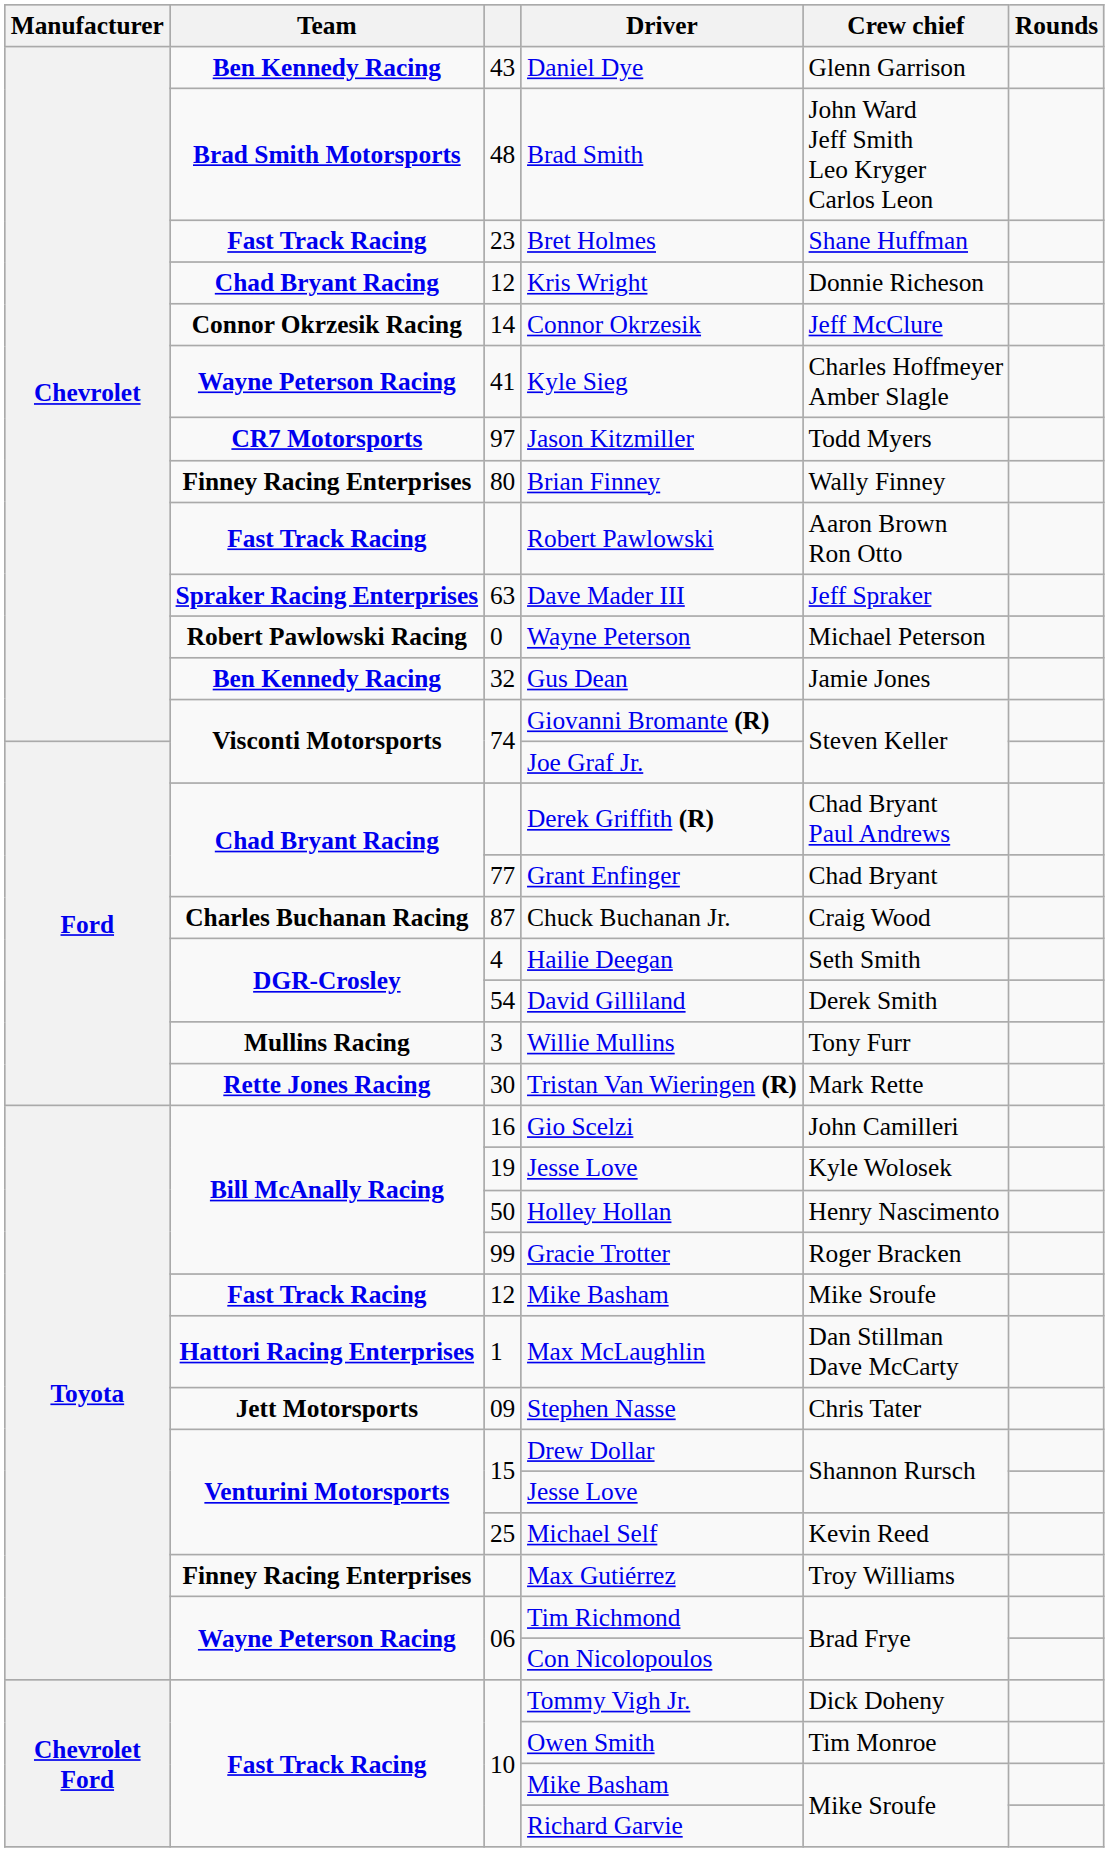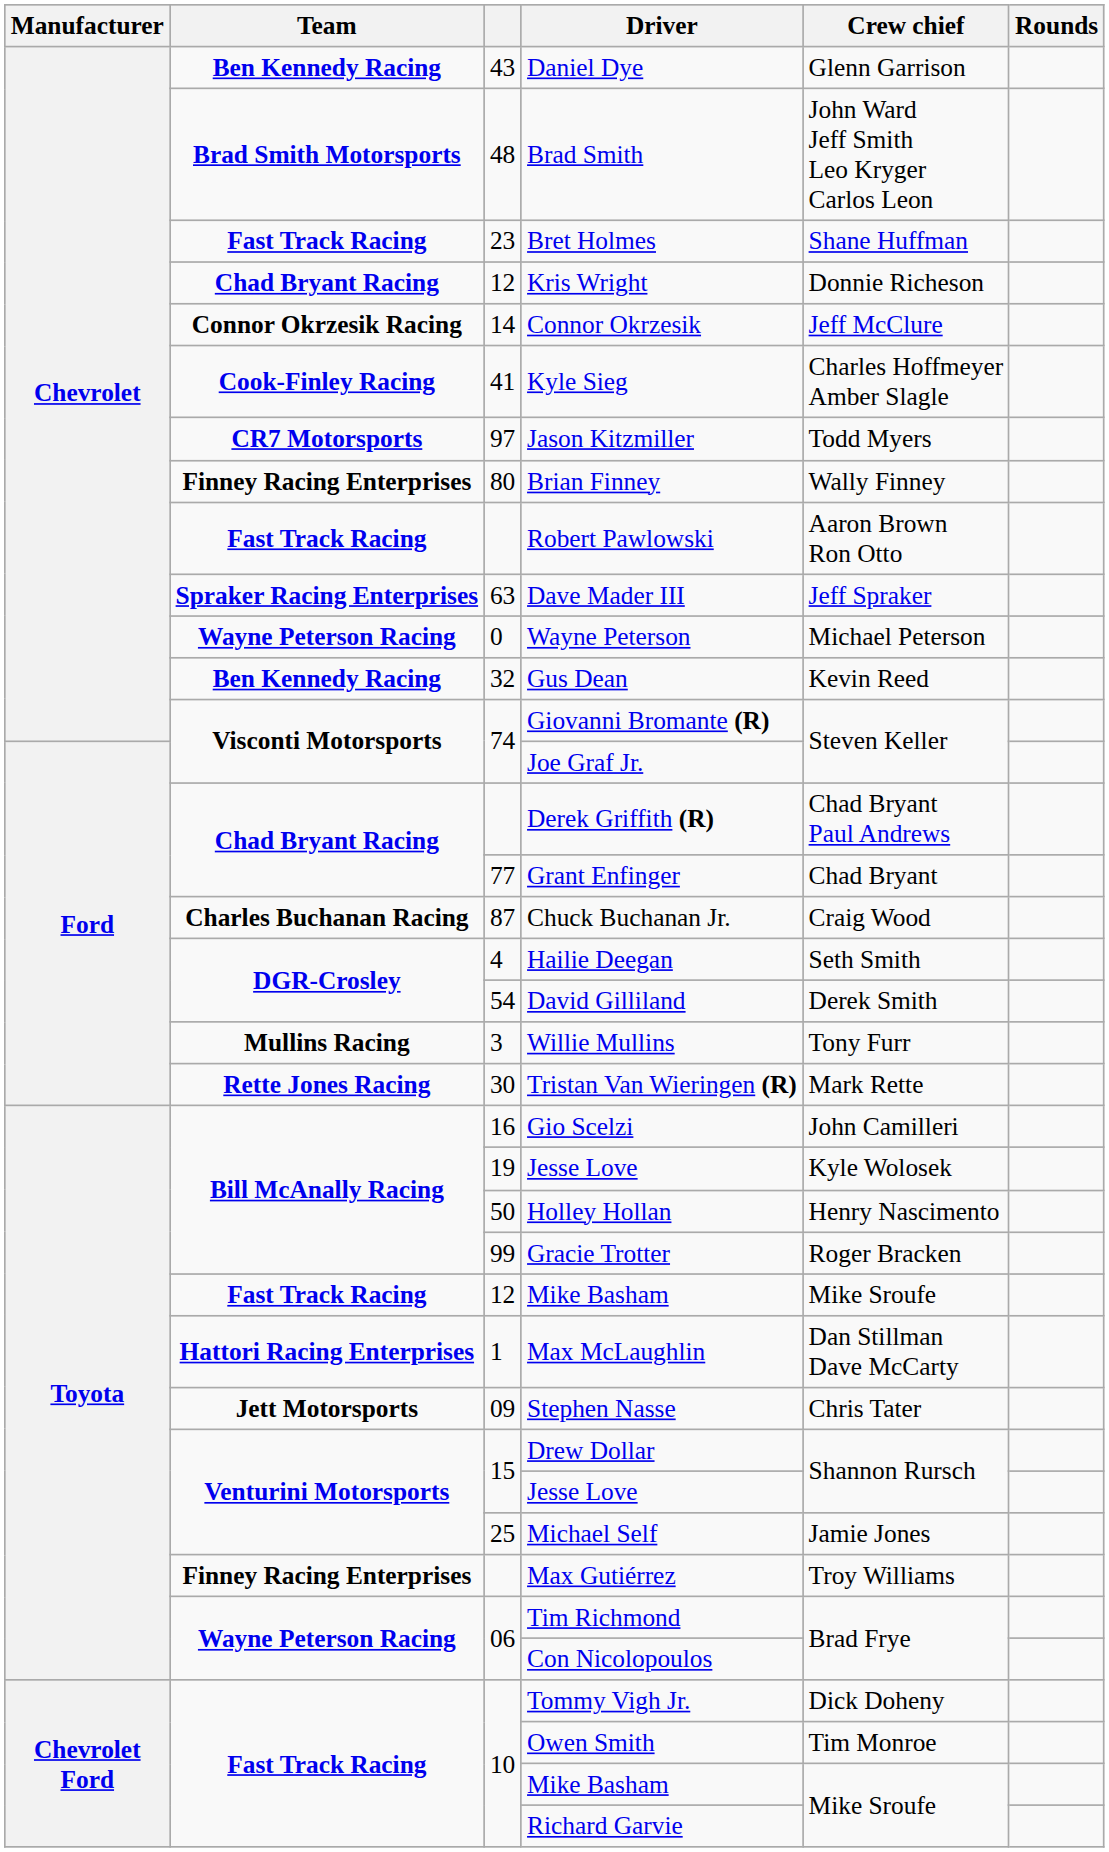(327, 381) Wayne Peterson Racing -> (327, 381) Cook-Finley Racing
(327, 636) Robert Pawlowski Racing -> (327, 636) Wayne Peterson Racing
(870, 678) Jamie Jones -> (869, 678) Kevin Reed
(869, 1533) Kevin Reed -> (870, 1533) Jamie Jones
